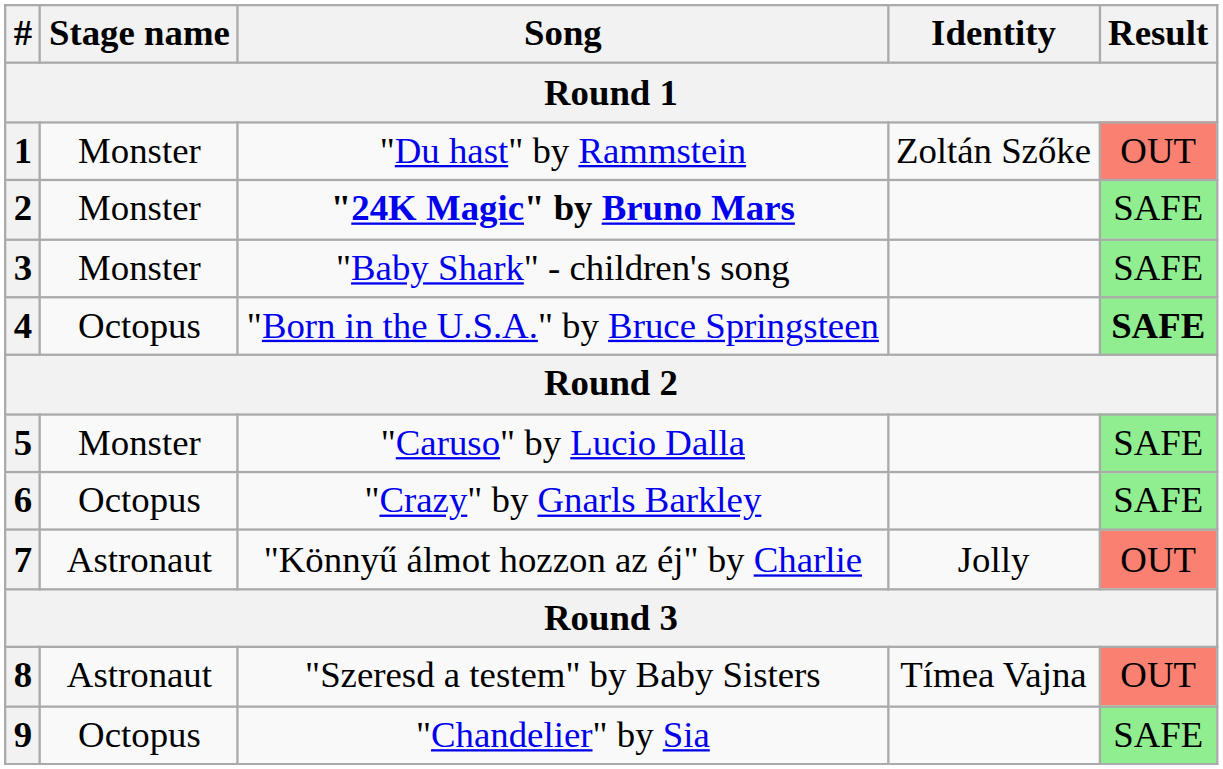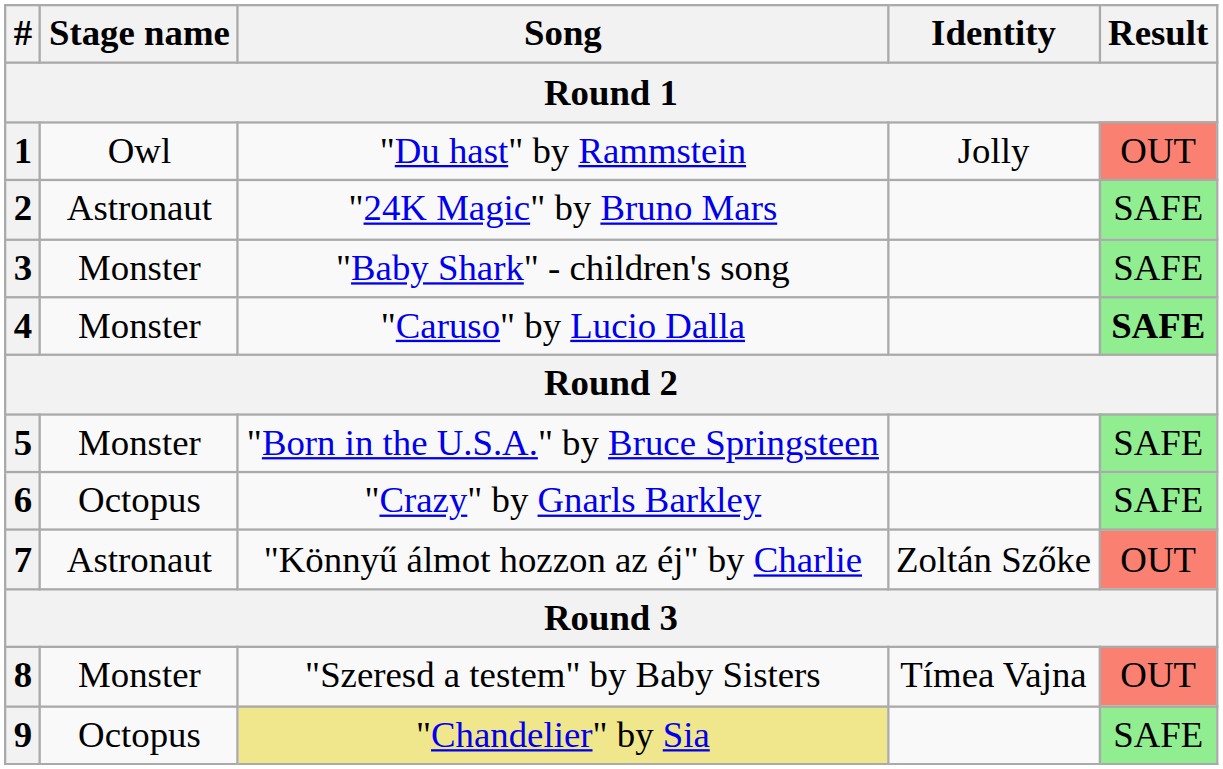(139, 150) Monster -> (139, 150) Owl
(994, 150) Zoltán Szőke -> (994, 150) Jolly
(139, 208) Monster -> (139, 208) Astronaut
(563, 208) bold -> (563, 208) normal
(139, 325) Octopus -> (139, 325) Monster
(563, 325) "Born in the U.S.A." by Bruce Springsteen -> (563, 325) "Caruso" by Lucio Dalla
(563, 442) "Caruso" by Lucio Dalla -> (563, 442) "Born in the U.S.A." by Bruce Springsteen
(994, 558) Jolly -> (994, 558) Zoltán Szőke
(139, 675) Astronaut -> (139, 675) Monster
(563, 734) no background -> (563, 734) khaki background
